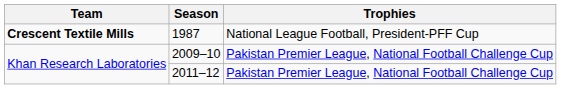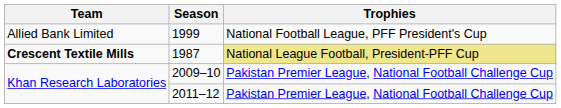+ row: (186, 34)
(352, 34) no background -> (352, 53) khaki background
